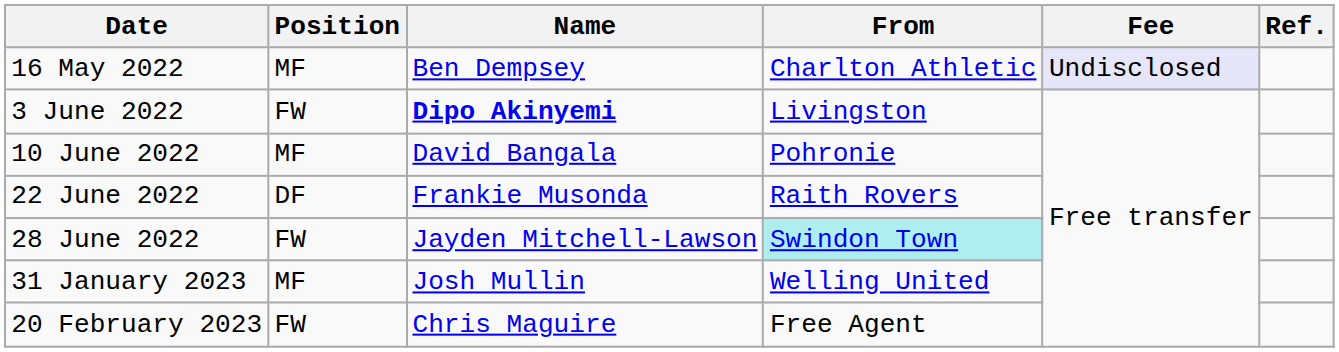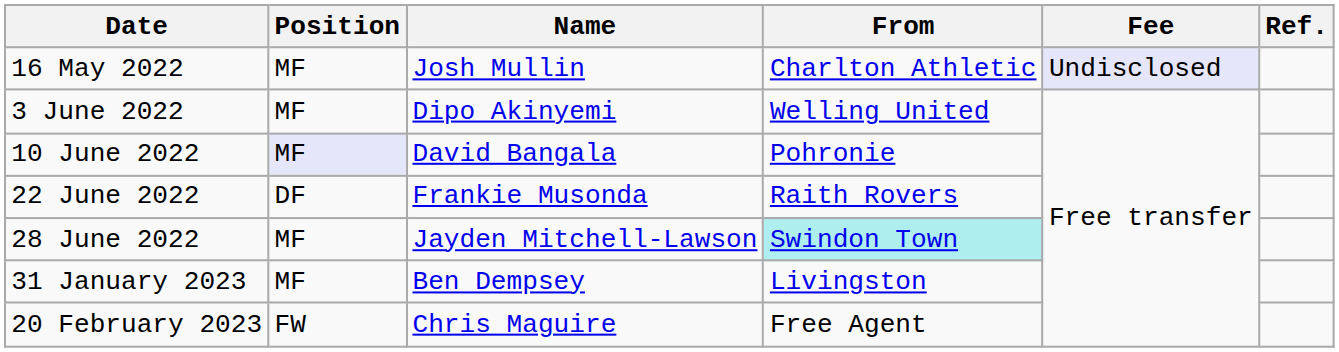(499, 69) Ben Dempsey -> (499, 69) Josh Mullin
(290, 111) FW -> (290, 111) MF
(514, 111) bold -> (514, 111) normal
(848, 111) Livingston -> (880, 111) Welling United
(290, 154) no background -> (290, 154) lavender background
(290, 239) FW -> (290, 239) MF
(499, 282) Josh Mullin -> (499, 282) Ben Dempsey
(880, 282) Welling United -> (848, 282) Livingston
